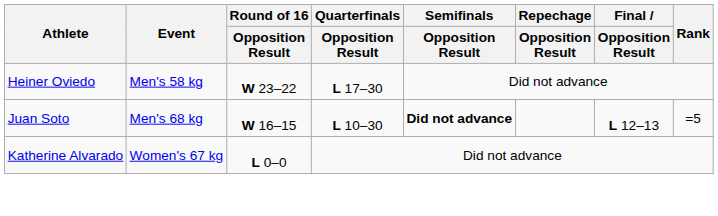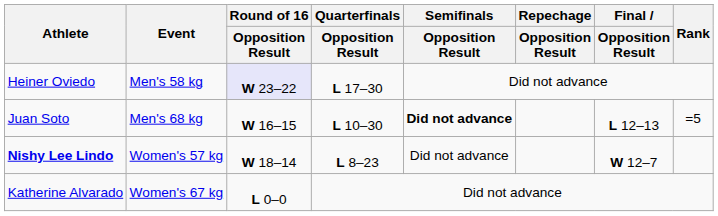(269, 89) no background -> (269, 89) lavender background
+ row: (60, 155)
